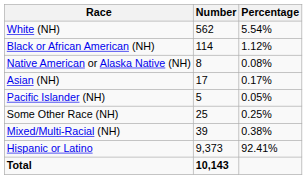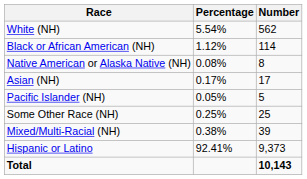columns swapped: (216, 13) <-> (270, 13)
